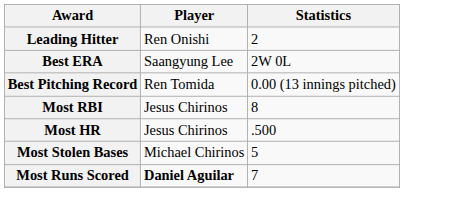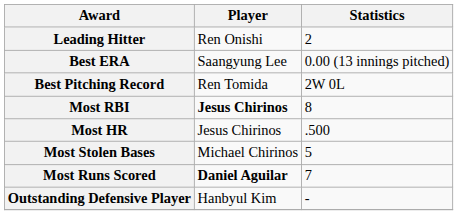(271, 61) 2W 0L -> (377, 61) 0.00 (13 innings pitched)
(323, 84) 0.00 (13 innings pitched) -> (325, 84) 2W 0L
(186, 107) normal -> (243, 107) bold
+ row: (99, 198)
